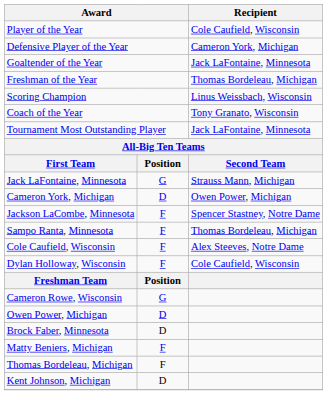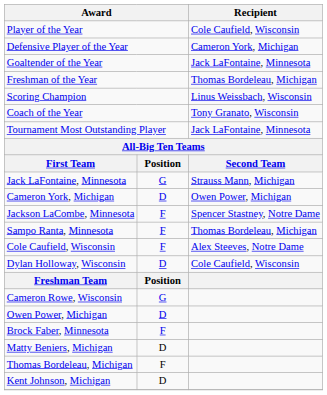(163, 264) F -> (163, 264) D
(163, 331) D -> (163, 331) F
(163, 347) F -> (163, 347) D
